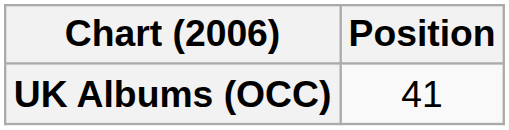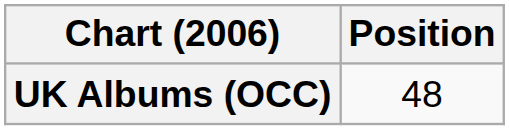(422, 93) 41 -> (422, 93) 48
